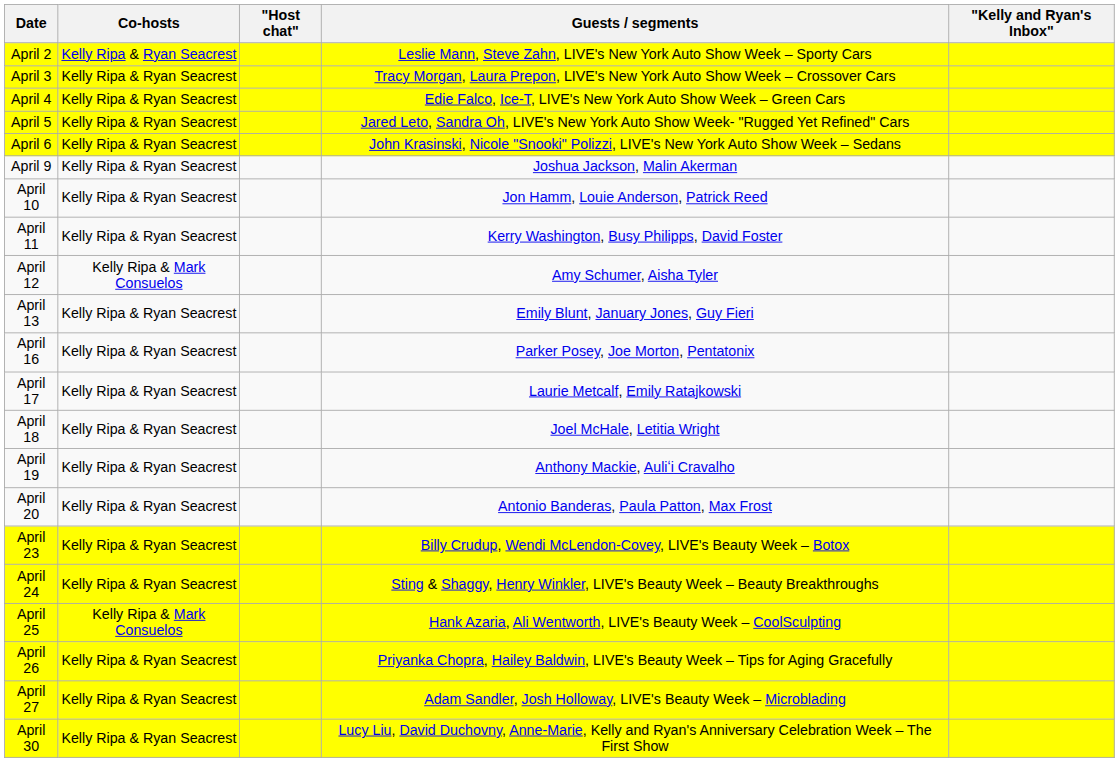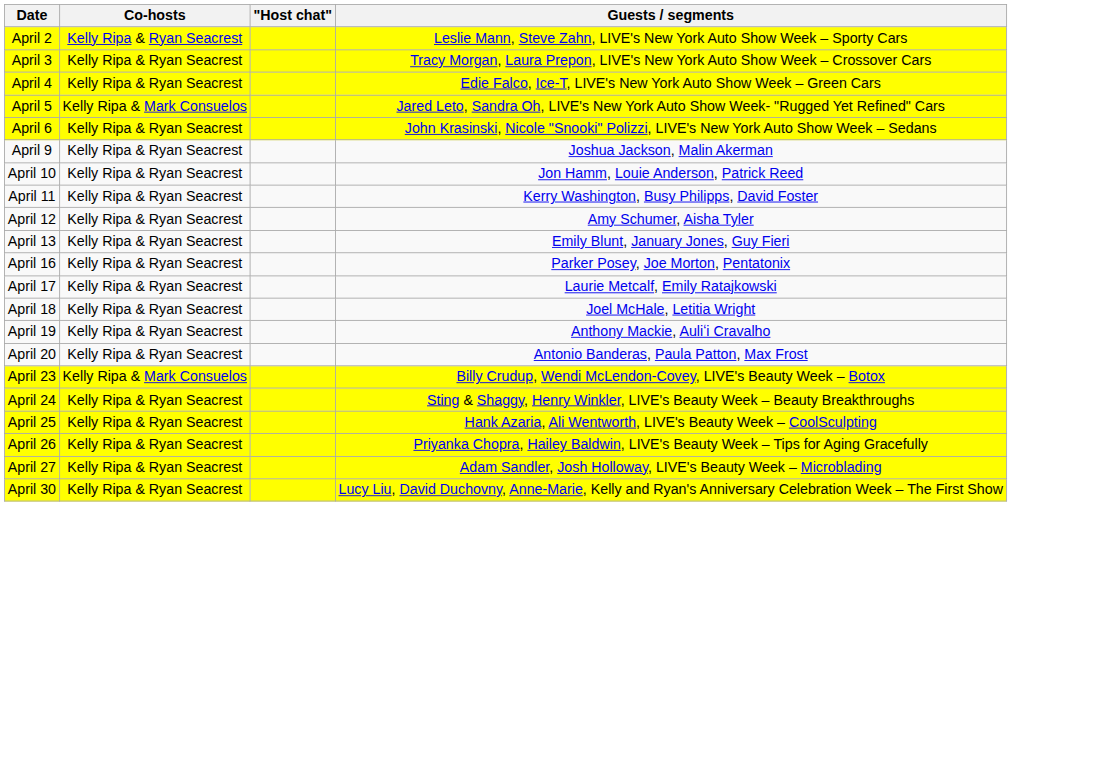- column: (1031, 23)
(149, 122) Kelly Ripa & Ryan Seacrest -> (155, 106) Kelly Ripa & Mark Consuelos
(149, 275) Kelly Ripa & Mark Consuelos -> (155, 219) Kelly Ripa & Ryan Seacrest
(149, 545) Kelly Ripa & Ryan Seacrest -> (155, 377) Kelly Ripa & Mark Consuelos
(149, 622) Kelly Ripa & Mark Consuelos -> (155, 422) Kelly Ripa & Ryan Seacrest
